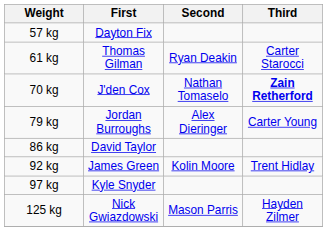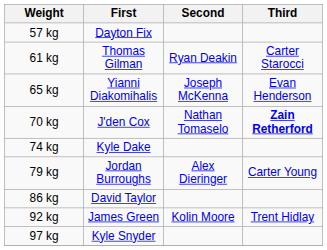+ row: (44, 90)
+ row: (44, 147)
- row: (44, 210)
